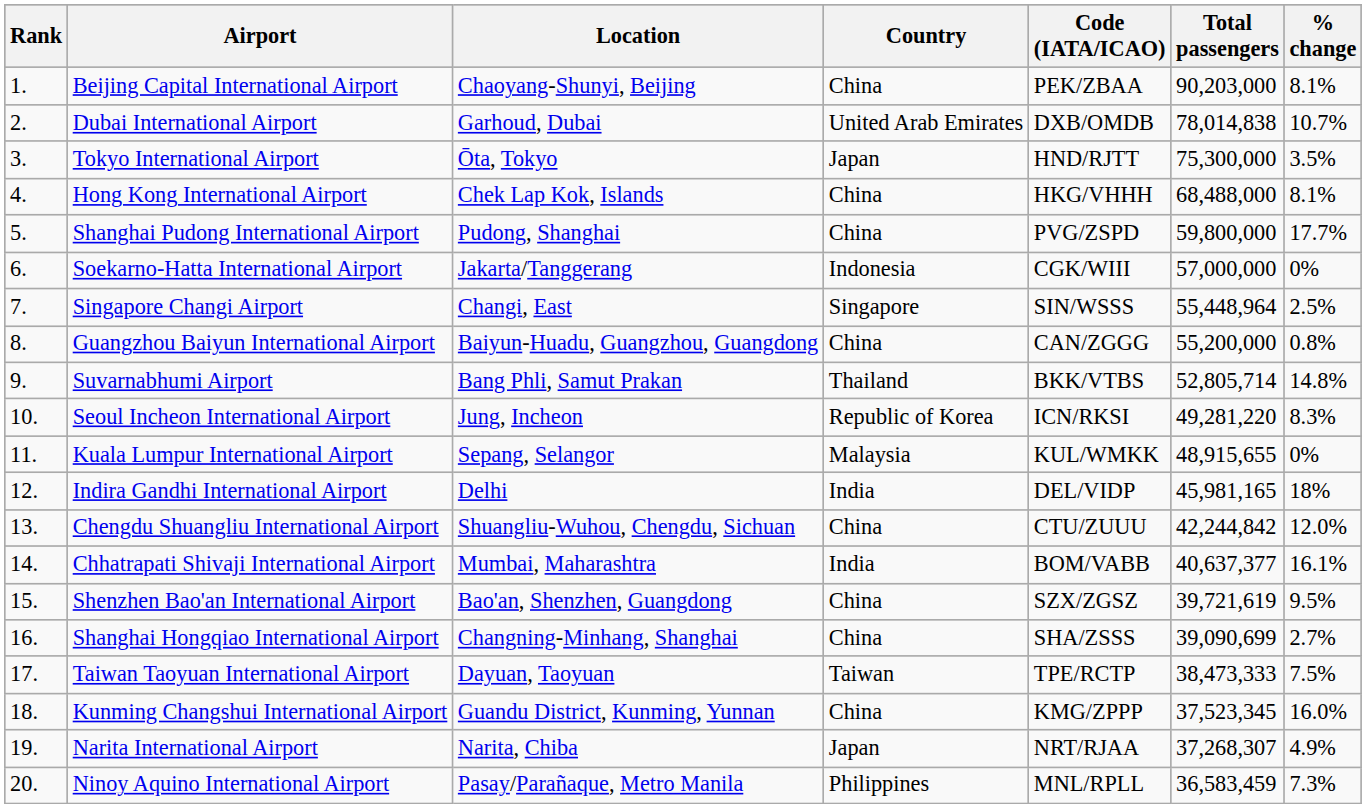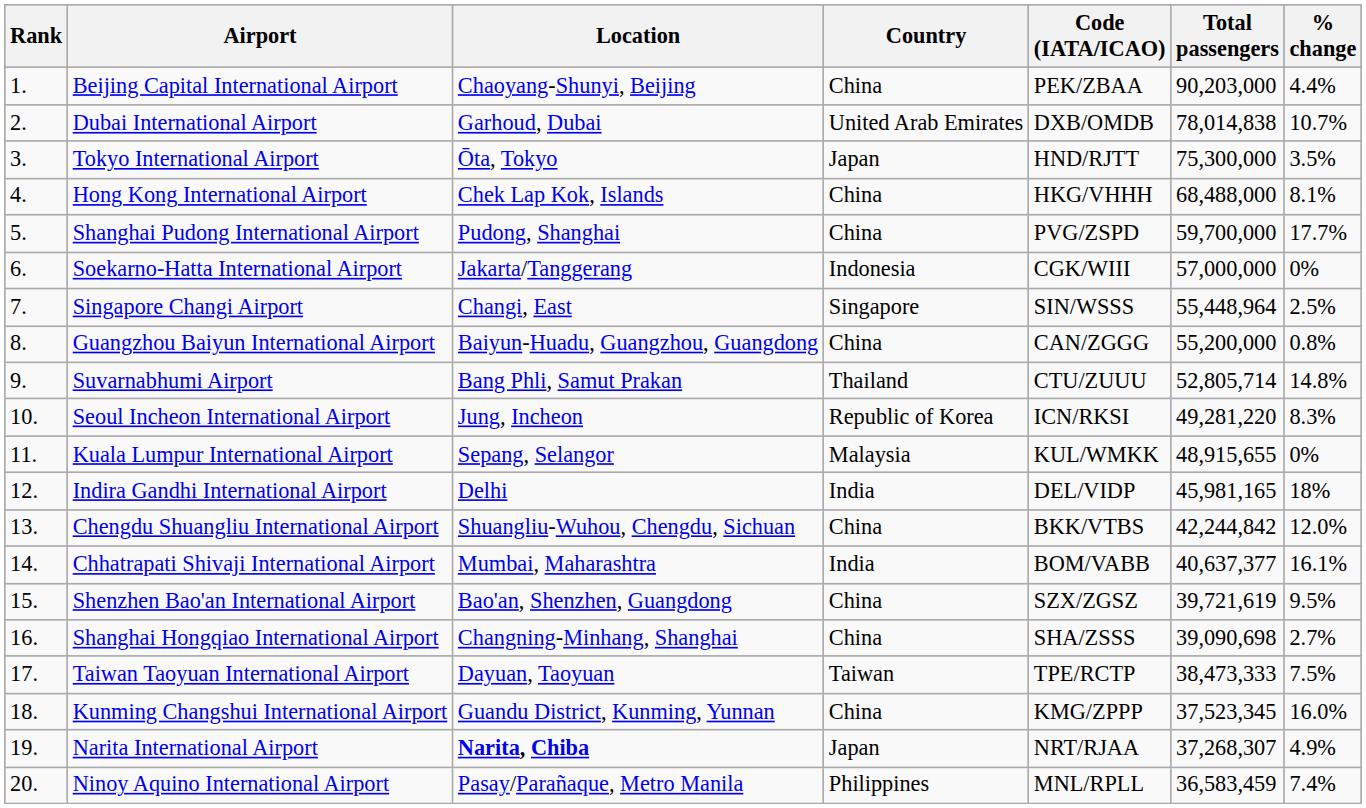(1313, 85) 8.1% -> (1313, 85) 4.4%
(1226, 232) 59,800,000 -> (1226, 232) 59,700,000
(1089, 379) BKK/VTBS -> (1090, 379) CTU/ZUUU
(1090, 527) CTU/ZUUU -> (1089, 527) BKK/VTBS
(1226, 637) 39,090,699 -> (1226, 637) 39,090,698
(518, 747) normal -> (524, 747) bold
(1313, 784) 7.3% -> (1313, 784) 7.4%
